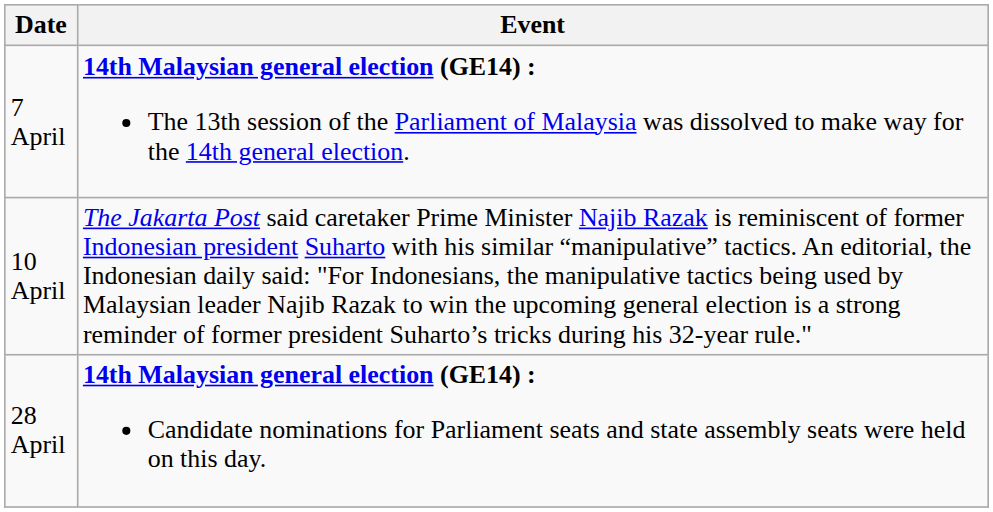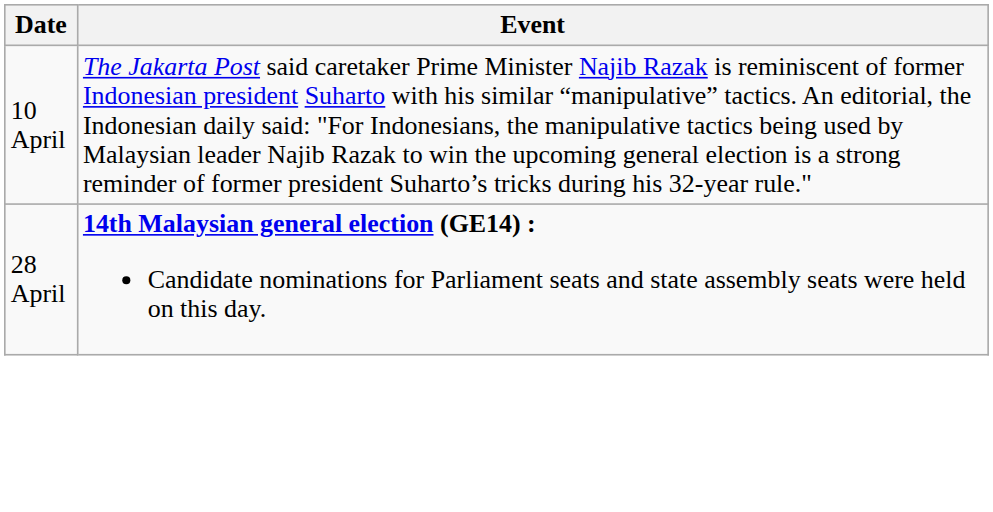- row: (38, 121)
